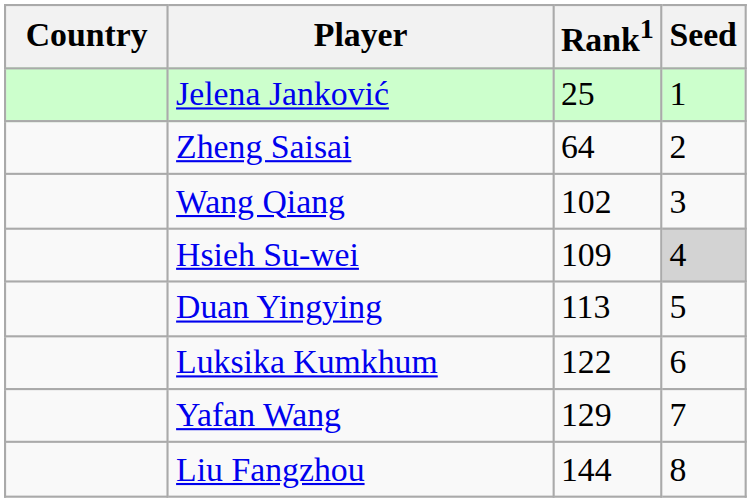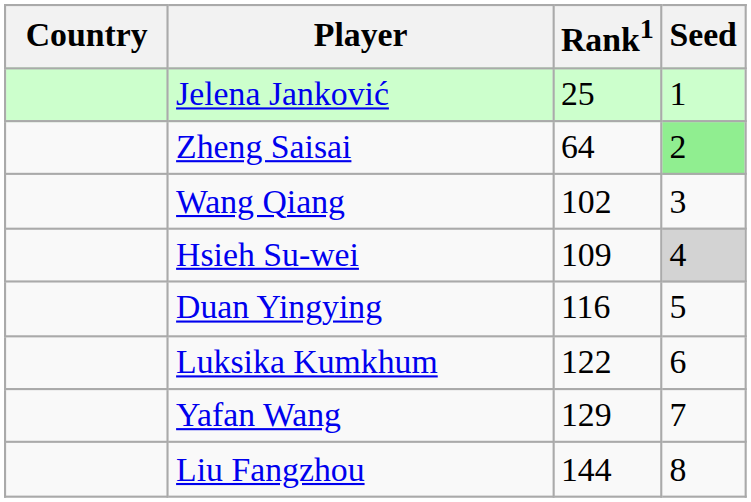(678, 147) no background -> (678, 147) lightgreen background
(586, 308) 113 -> (586, 308) 116
